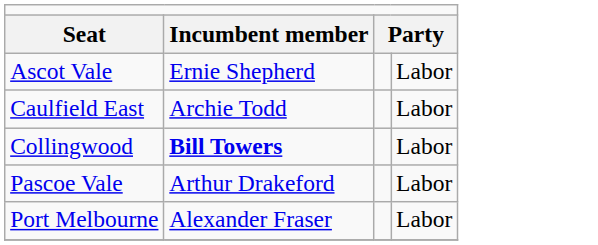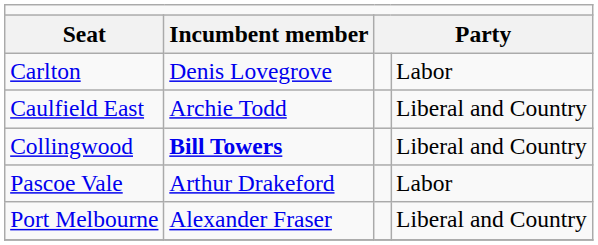- row: (61, 71)
+ row: (45, 71)
(424, 108) Labor -> (491, 108) Liberal and Country
(424, 145) Labor -> (491, 145) Liberal and Country
(424, 220) Labor -> (491, 220) Liberal and Country
